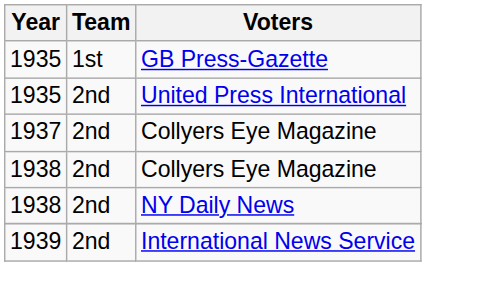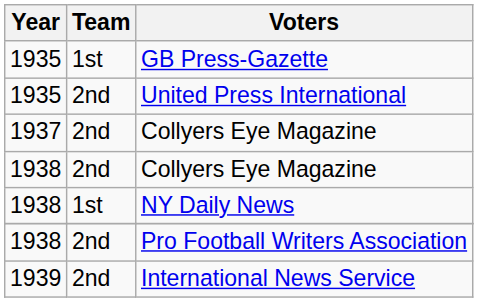(91, 205) 2nd -> (87, 205) 1st
+ row: (36, 242)
